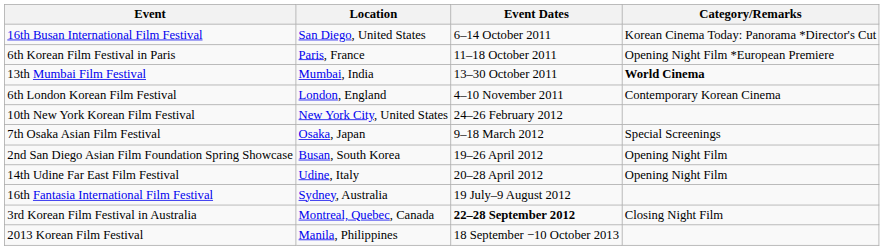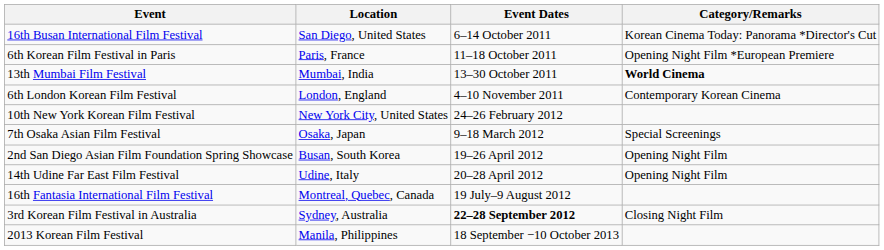(343, 194) Sydney, Australia -> (366, 194) Montreal, Quebec, Canada
(366, 214) Montreal, Quebec, Canada -> (343, 214) Sydney, Australia
